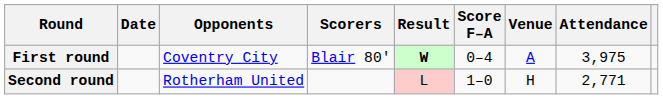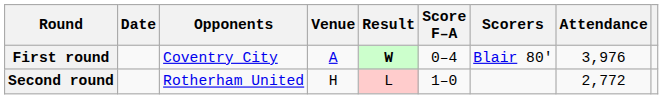columns swapped: (531, 25) <-> (351, 25)
(604, 57) 3,975 -> (604, 57) 3,976
(604, 81) 2,771 -> (604, 81) 2,772
